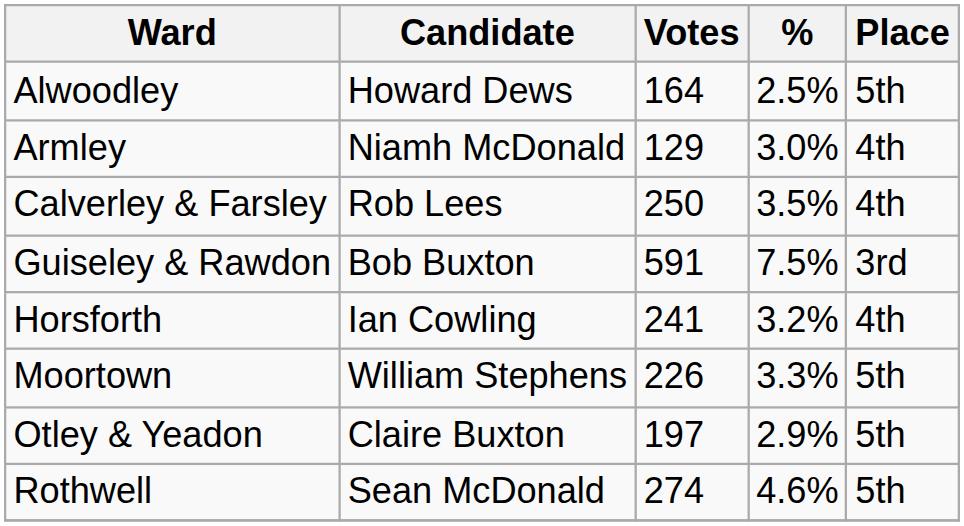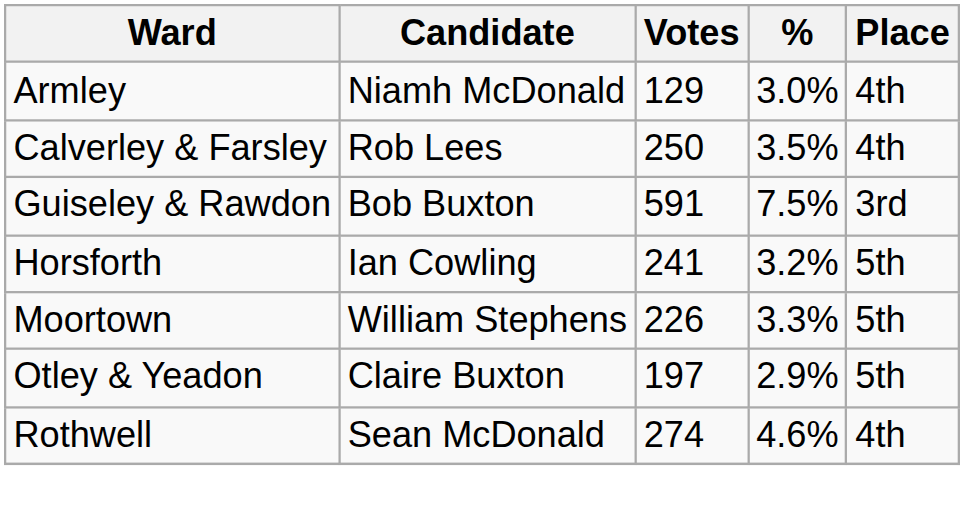- row: (96, 90)
(880, 319) 4th -> (880, 262) 5th
(880, 491) 5th -> (880, 434) 4th
